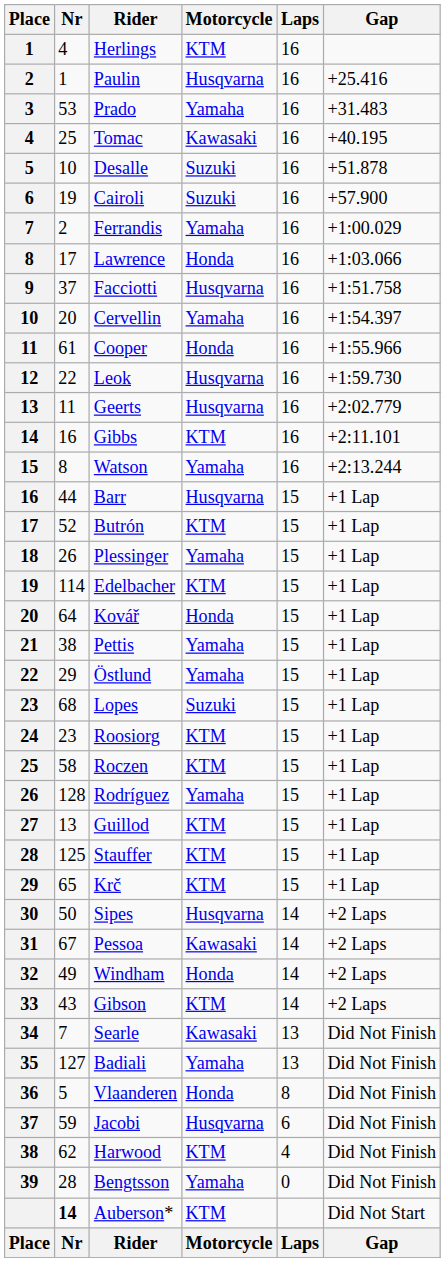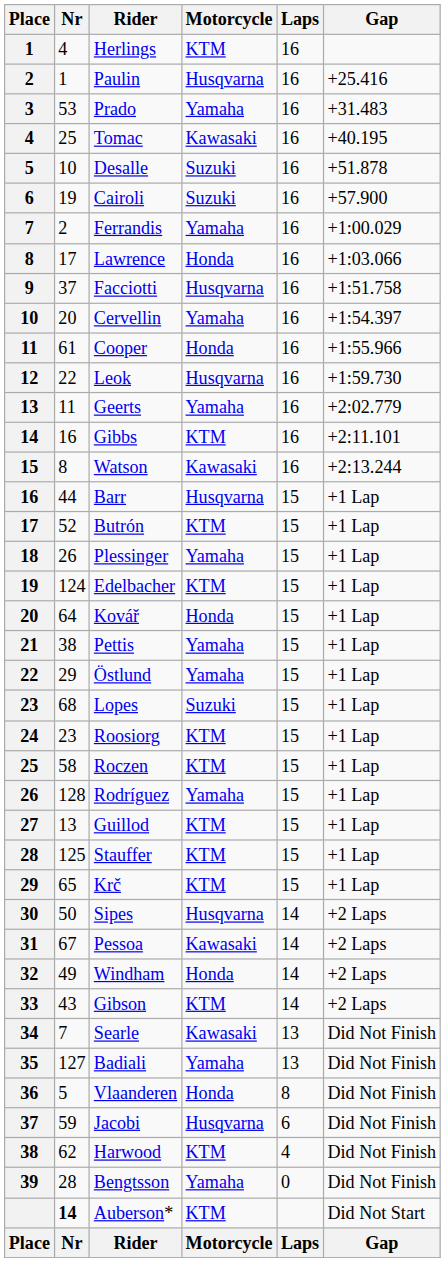(225, 407) Husqvarna -> (215, 407) Yamaha
(215, 466) Yamaha -> (221, 466) Kawasaki
(72, 586) 114 -> (72, 586) 124
